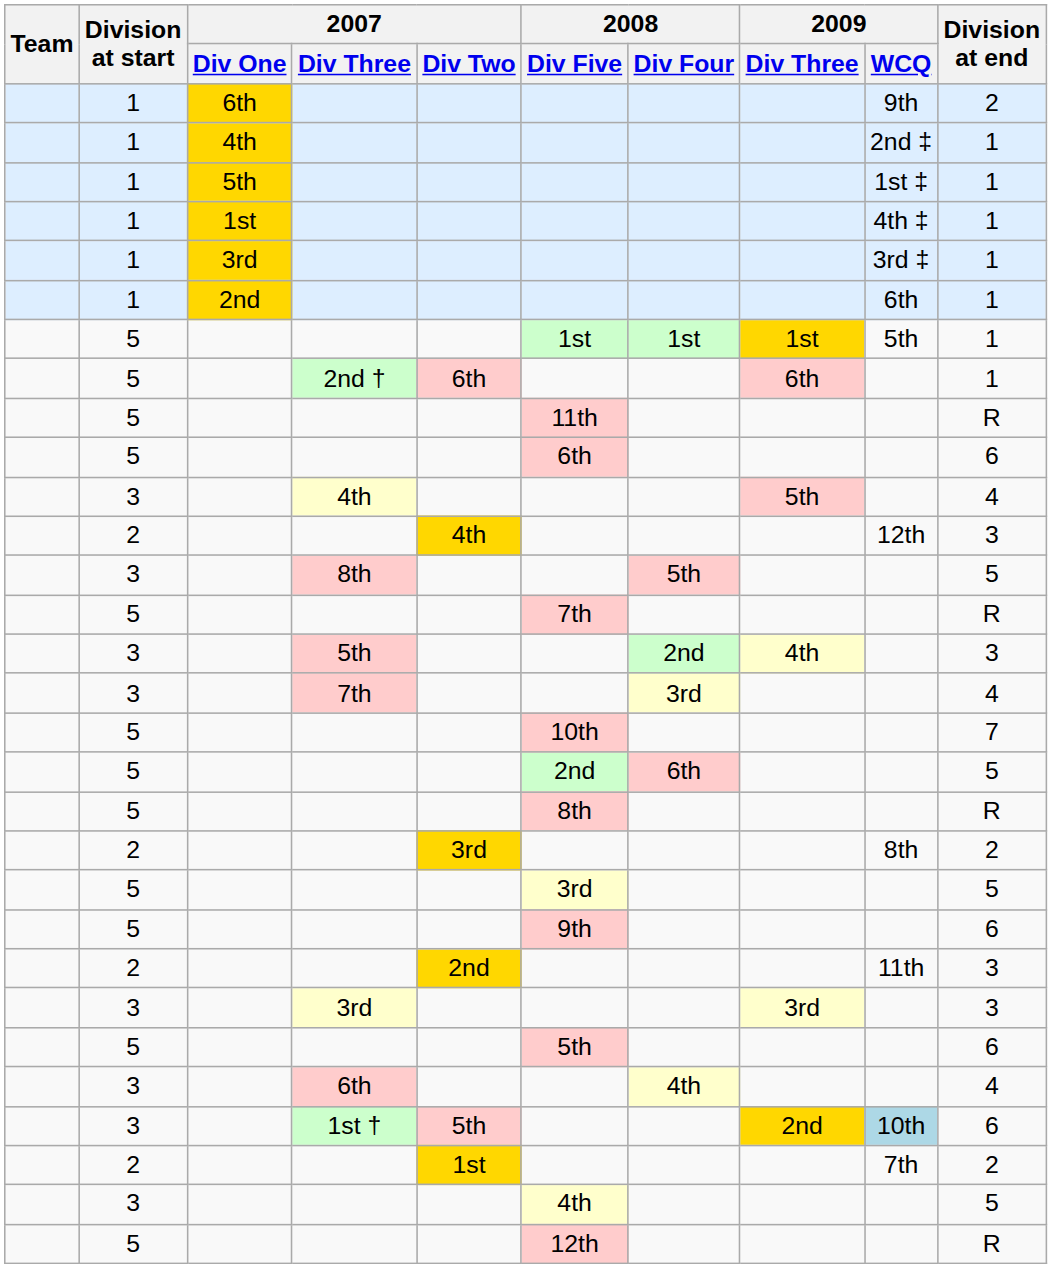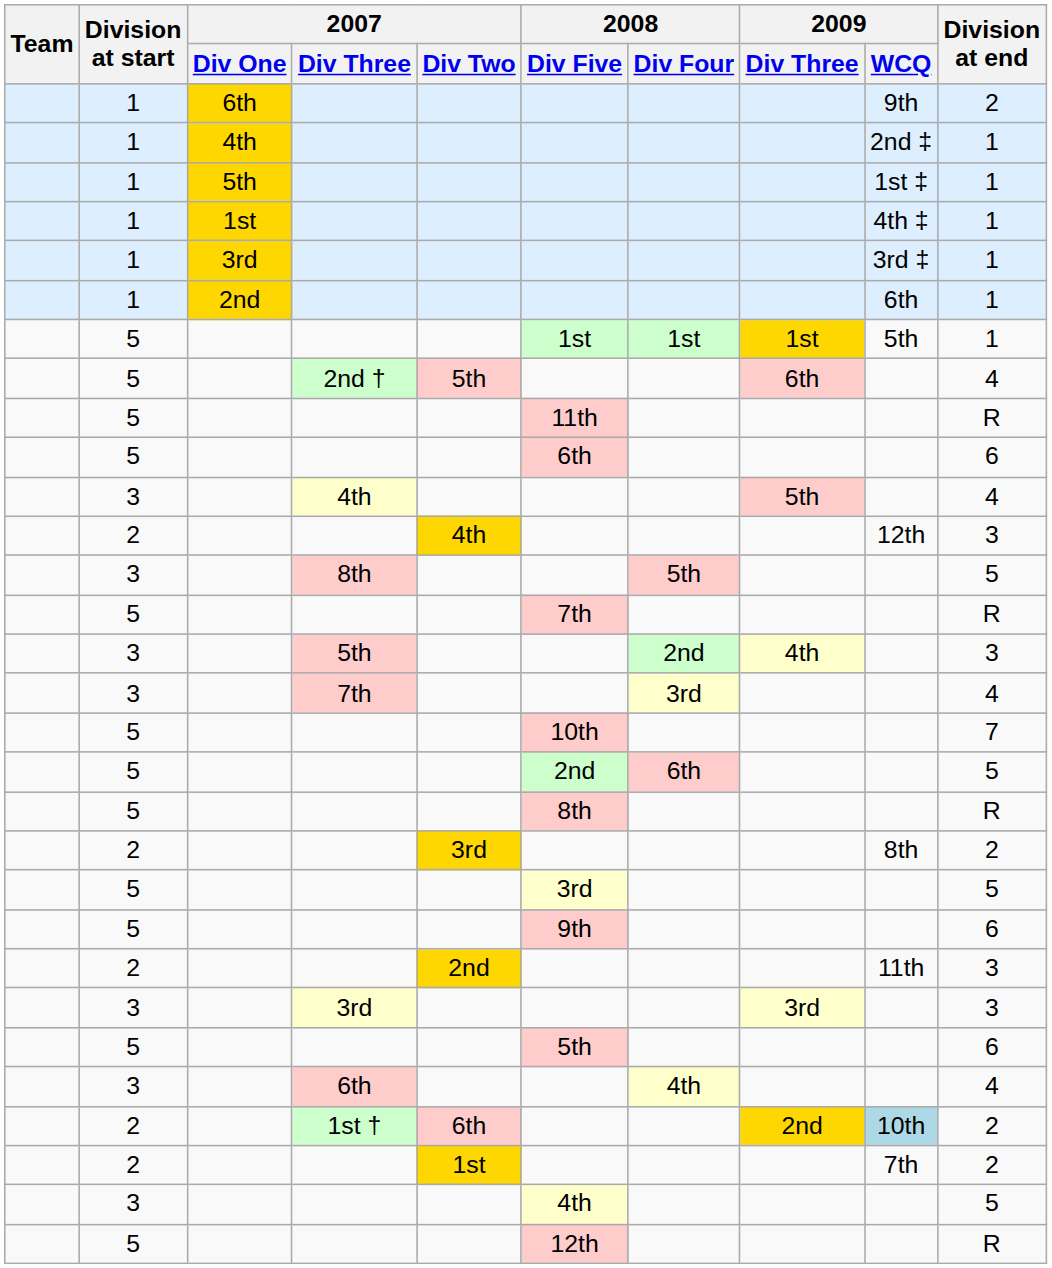(469, 378) 6th -> (469, 378) 5th
(992, 378) 1 -> (992, 378) 4
(133, 1125) 3 -> (133, 1125) 2
(469, 1125) 5th -> (469, 1125) 6th
(992, 1125) 6 -> (992, 1125) 2
